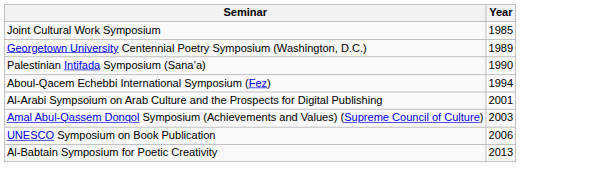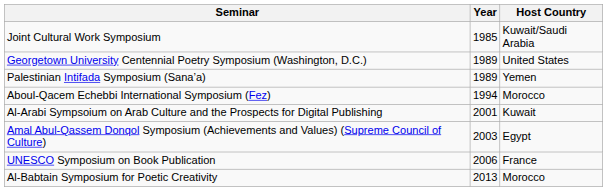+ column: (551, 13)
(501, 65) 1990 -> (485, 78) 1989
